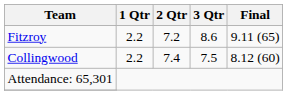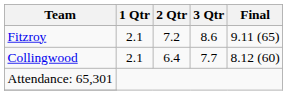(134, 36) 2.2 -> (134, 36) 2.1
(134, 57) 2.2 -> (134, 57) 2.1
(172, 57) 7.4 -> (172, 57) 6.4
(209, 57) 7.5 -> (209, 57) 7.7
